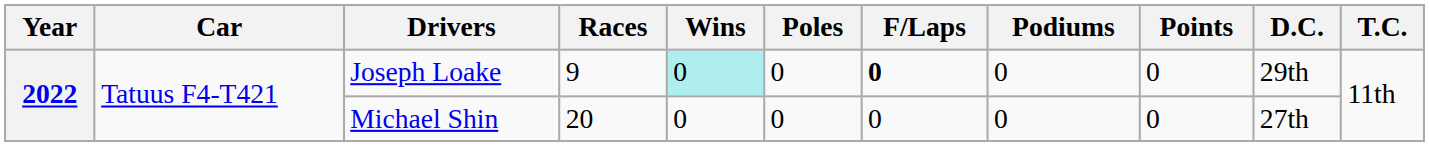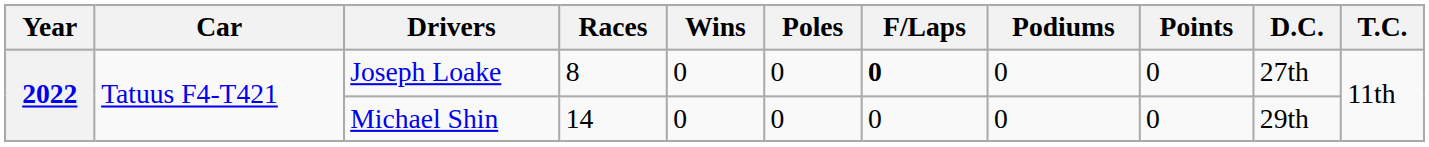(573, 72) 9 -> (573, 72) 8
(680, 72) paleturquoise background -> (680, 72) no background
(1284, 72) 29th -> (1284, 72) 27th
(579, 117) 20 -> (579, 117) 14
(1284, 117) 27th -> (1284, 117) 29th
